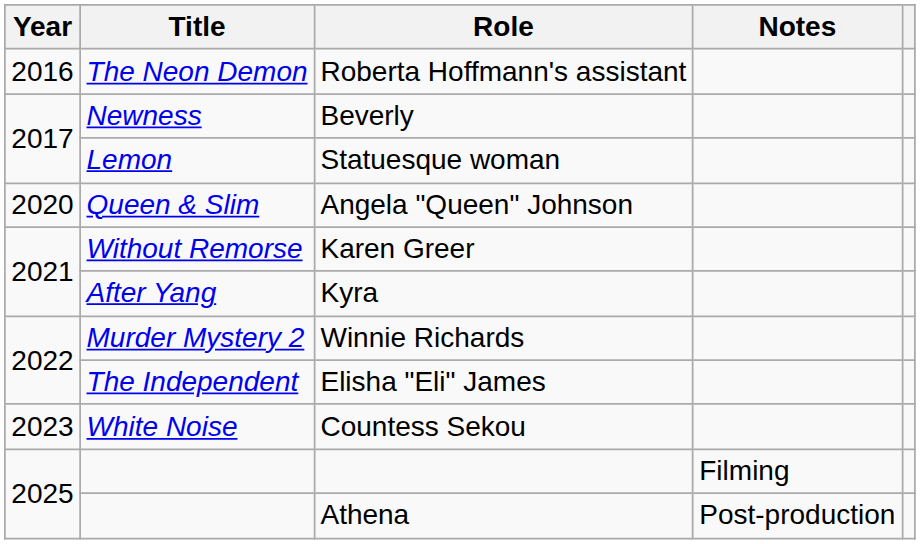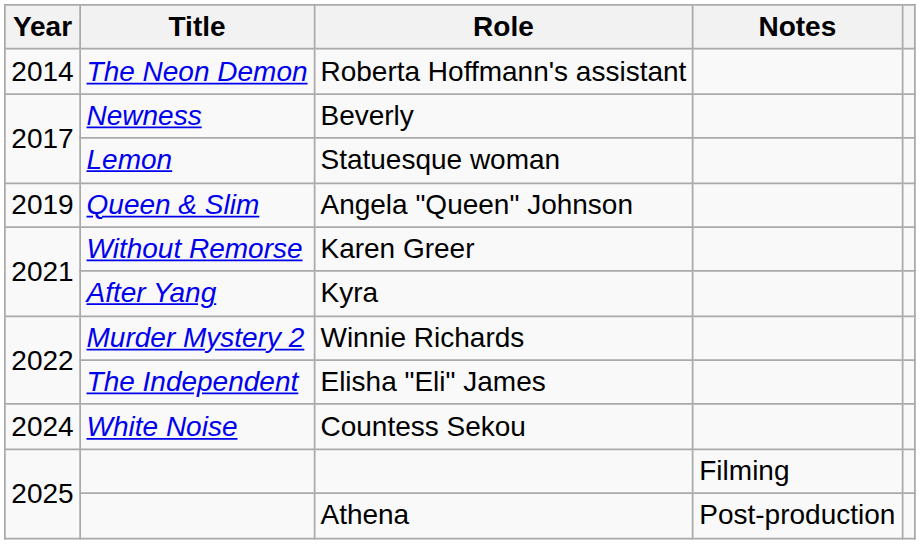(42, 71) 2016 -> (42, 71) 2014
(42, 204) 2020 -> (42, 204) 2019
(42, 426) 2023 -> (42, 426) 2024
